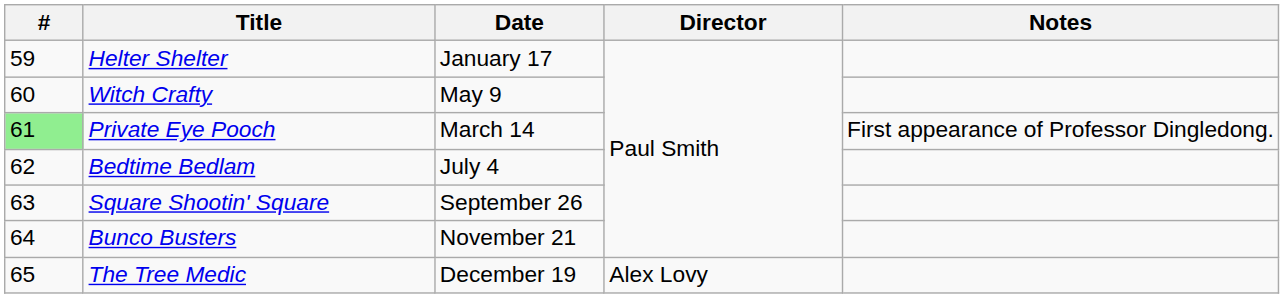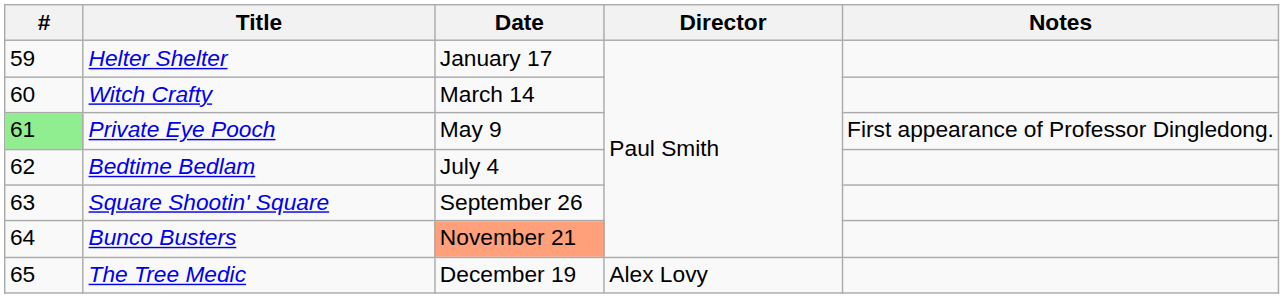(471, 94) May 9 -> (487, 94) March 14
(487, 130) March 14 -> (471, 130) May 9
(508, 238) no background -> (508, 238) lightsalmon background
